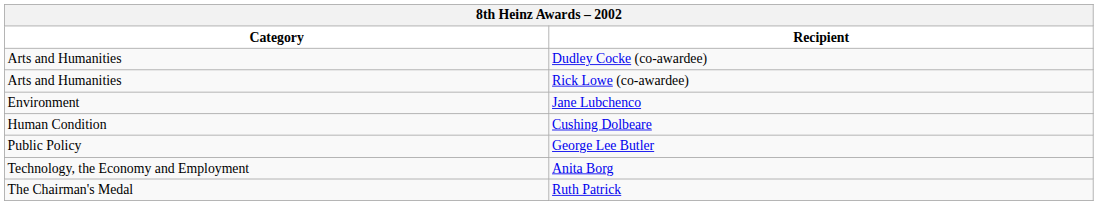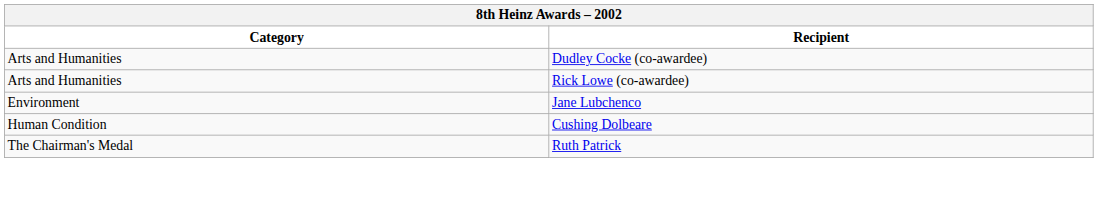- row: (603, 146)
- row: (583, 168)
